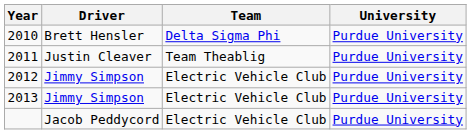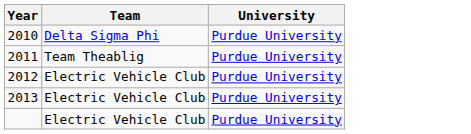- column: (102, 15)
